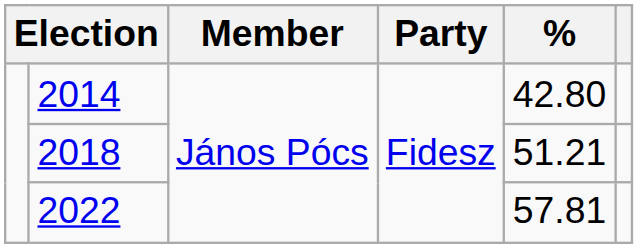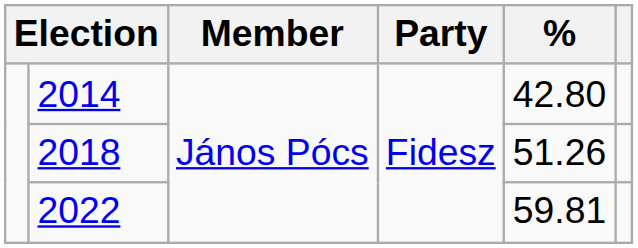(560, 152) 51.21 -> (560, 152) 51.26
(560, 211) 57.81 -> (560, 211) 59.81
